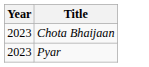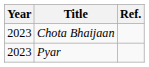+ column: (131, 14)
